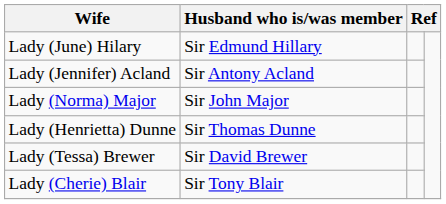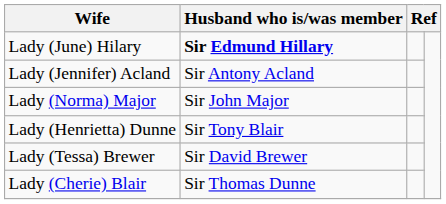(253, 45) normal -> (259, 45) bold
(250, 128) Sir Thomas Dunne -> (234, 128) Sir Tony Blair
(234, 184) Sir Tony Blair -> (250, 184) Sir Thomas Dunne
